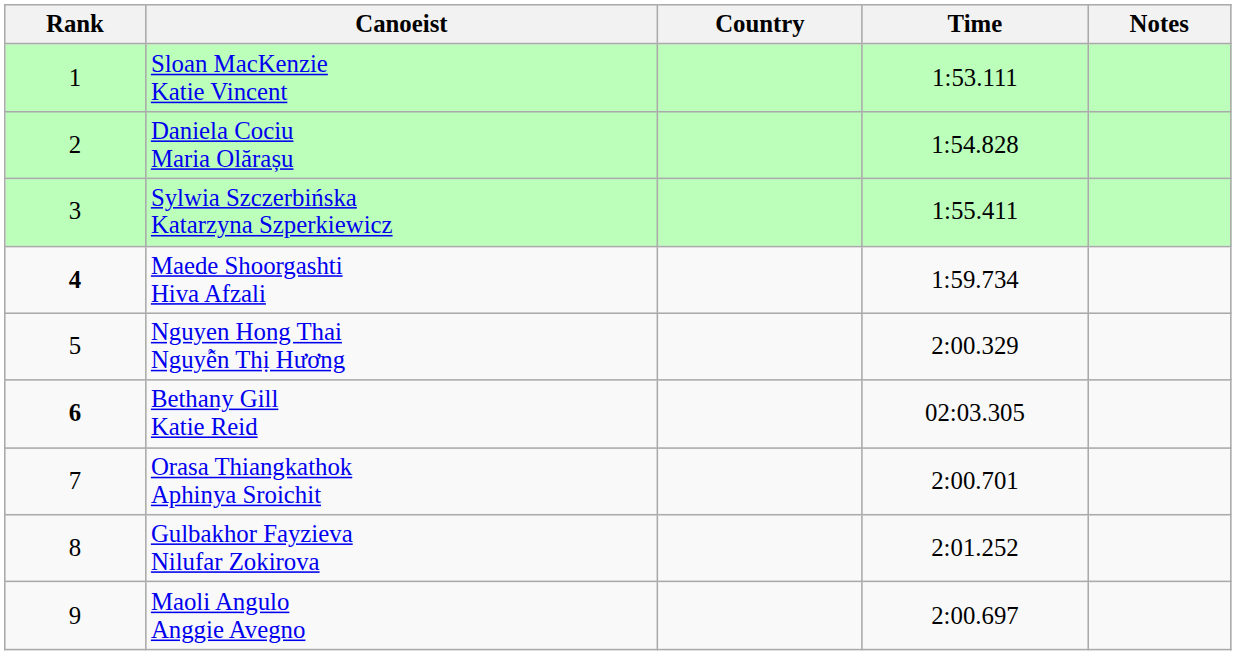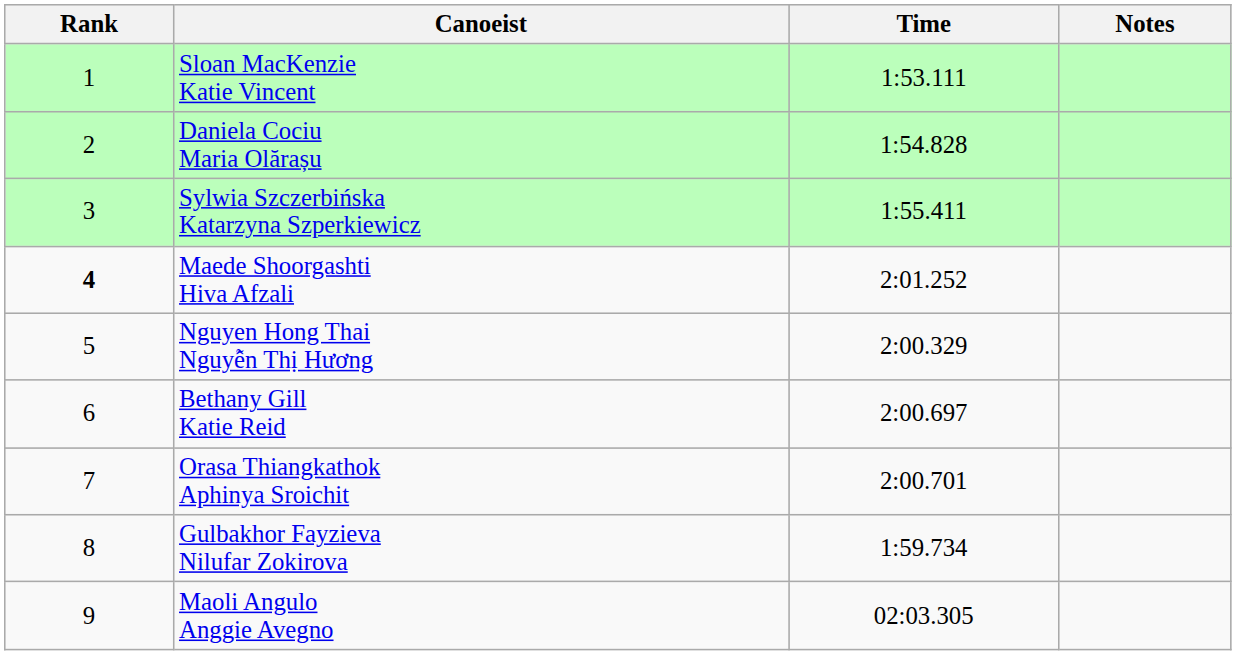- column: (760, 24)
(975, 279) 1:59.734 -> (924, 279) 2:01.252
(75, 413) bold -> (89, 413) normal
(975, 413) 02:03.305 -> (924, 413) 2:00.697
(975, 548) 2:01.252 -> (924, 548) 1:59.734
(975, 615) 2:00.697 -> (924, 615) 02:03.305
